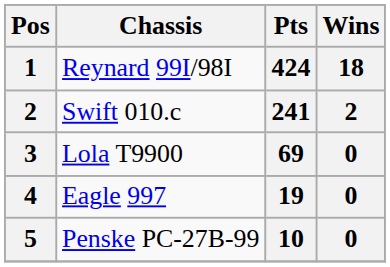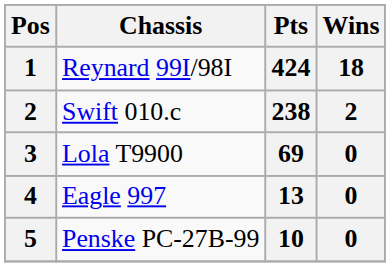(291, 110) 241 -> (291, 110) 238
(291, 195) 19 -> (291, 195) 13
